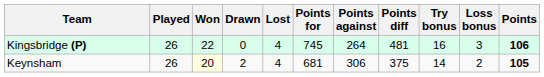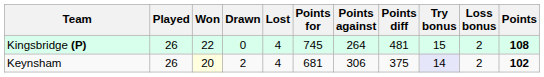(439, 44) 16 -> (439, 44) 15
(479, 44) 3 -> (479, 44) 2
(519, 44) 106 -> (519, 44) 108
(439, 63) no background -> (439, 63) lavender background
(519, 63) 105 -> (519, 63) 102
